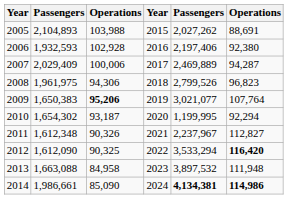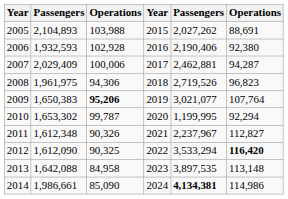(195, 47) 2,197,406 -> (195, 47) 2,190,406
(195, 64) 2,469,889 -> (195, 64) 2,462,881
(195, 82) 2,799,526 -> (195, 82) 2,719,526
(55, 116) 1,654,302 -> (55, 116) 1,653,302
(104, 116) 93,187 -> (104, 116) 99,787
(55, 168) 1,663,088 -> (55, 168) 1,642,088
(195, 168) 3,897,532 -> (195, 168) 3,897,535
(246, 168) 111,948 -> (246, 168) 113,148
(246, 185) bold -> (246, 185) normal
